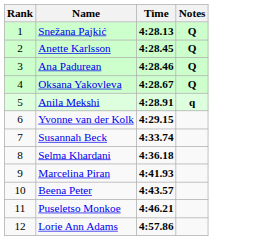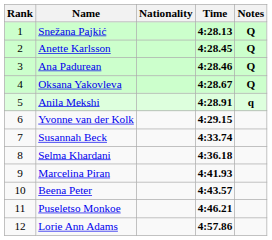+ column: (166, 13)
